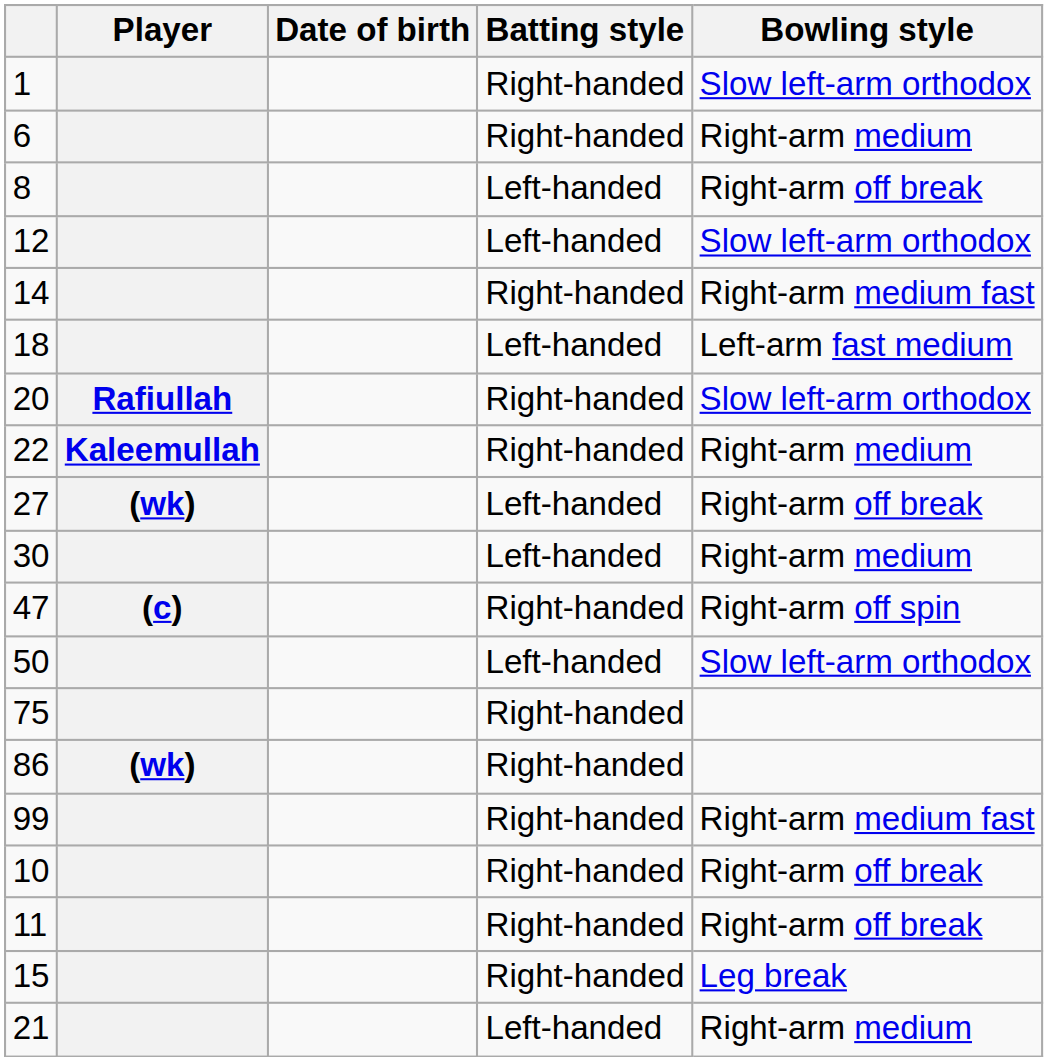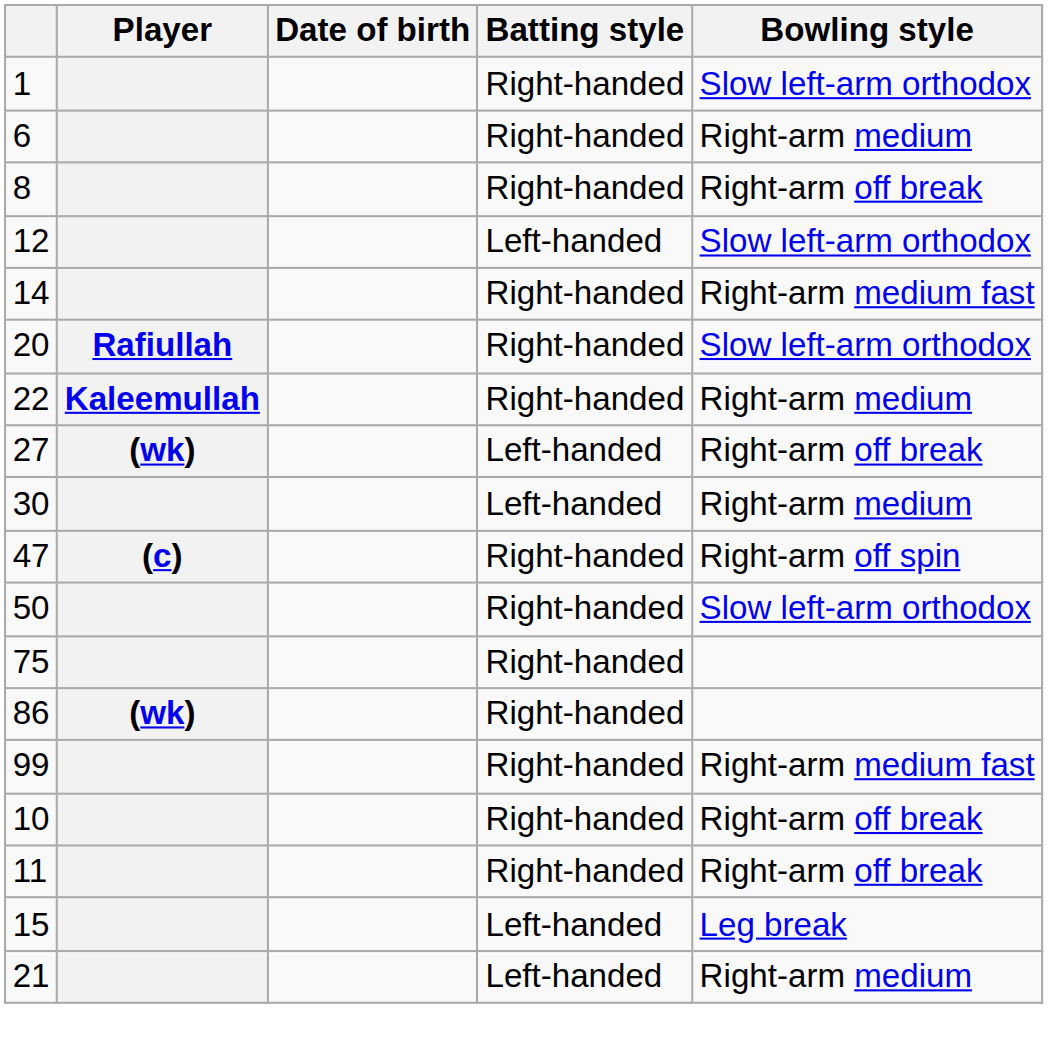(574, 188) Left-handed -> (585, 188) Right-handed
- row: (31, 345)
(574, 661) Left-handed -> (585, 608) Right-handed
(585, 976) Right-handed -> (574, 923) Left-handed
